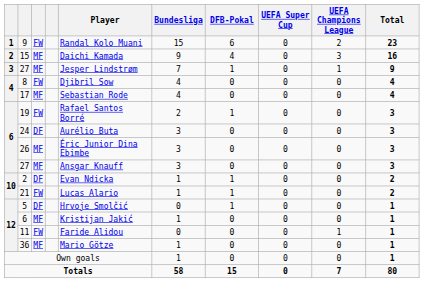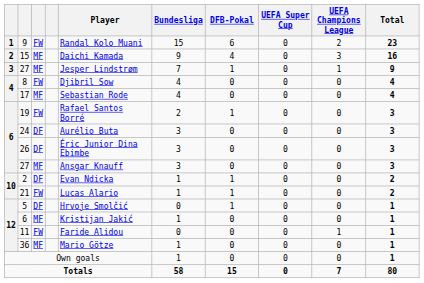(38, 149) MF -> (38, 149) DF
